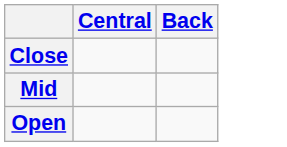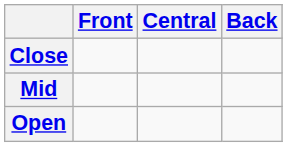+ column: (105, 21)
